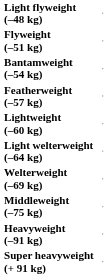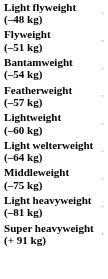- row: (36, 179)
+ row: (48, 206)
- row: (35, 234)
